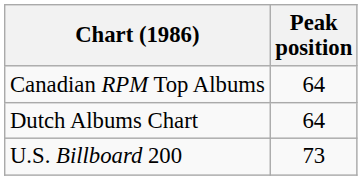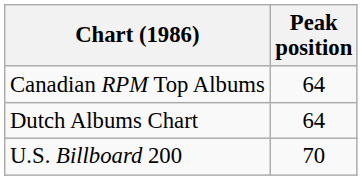(314, 156) 73 -> (314, 156) 70
